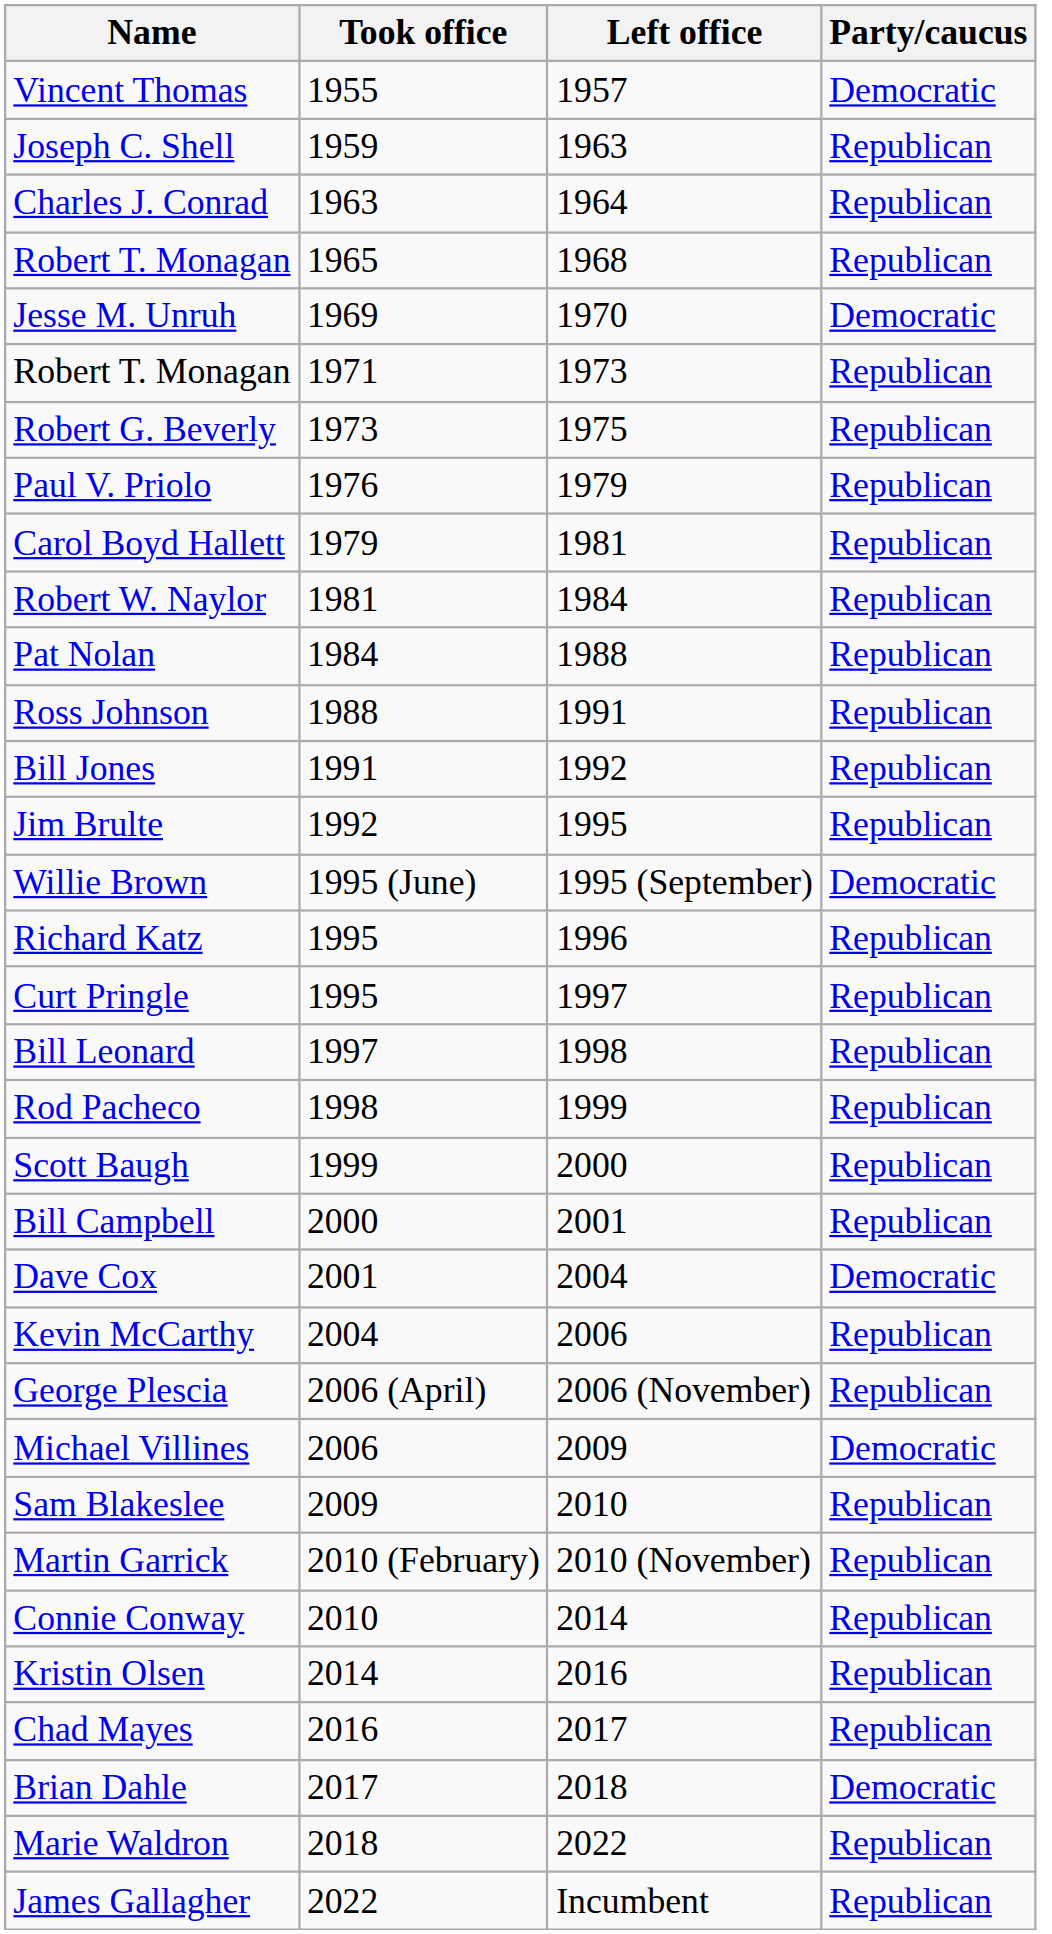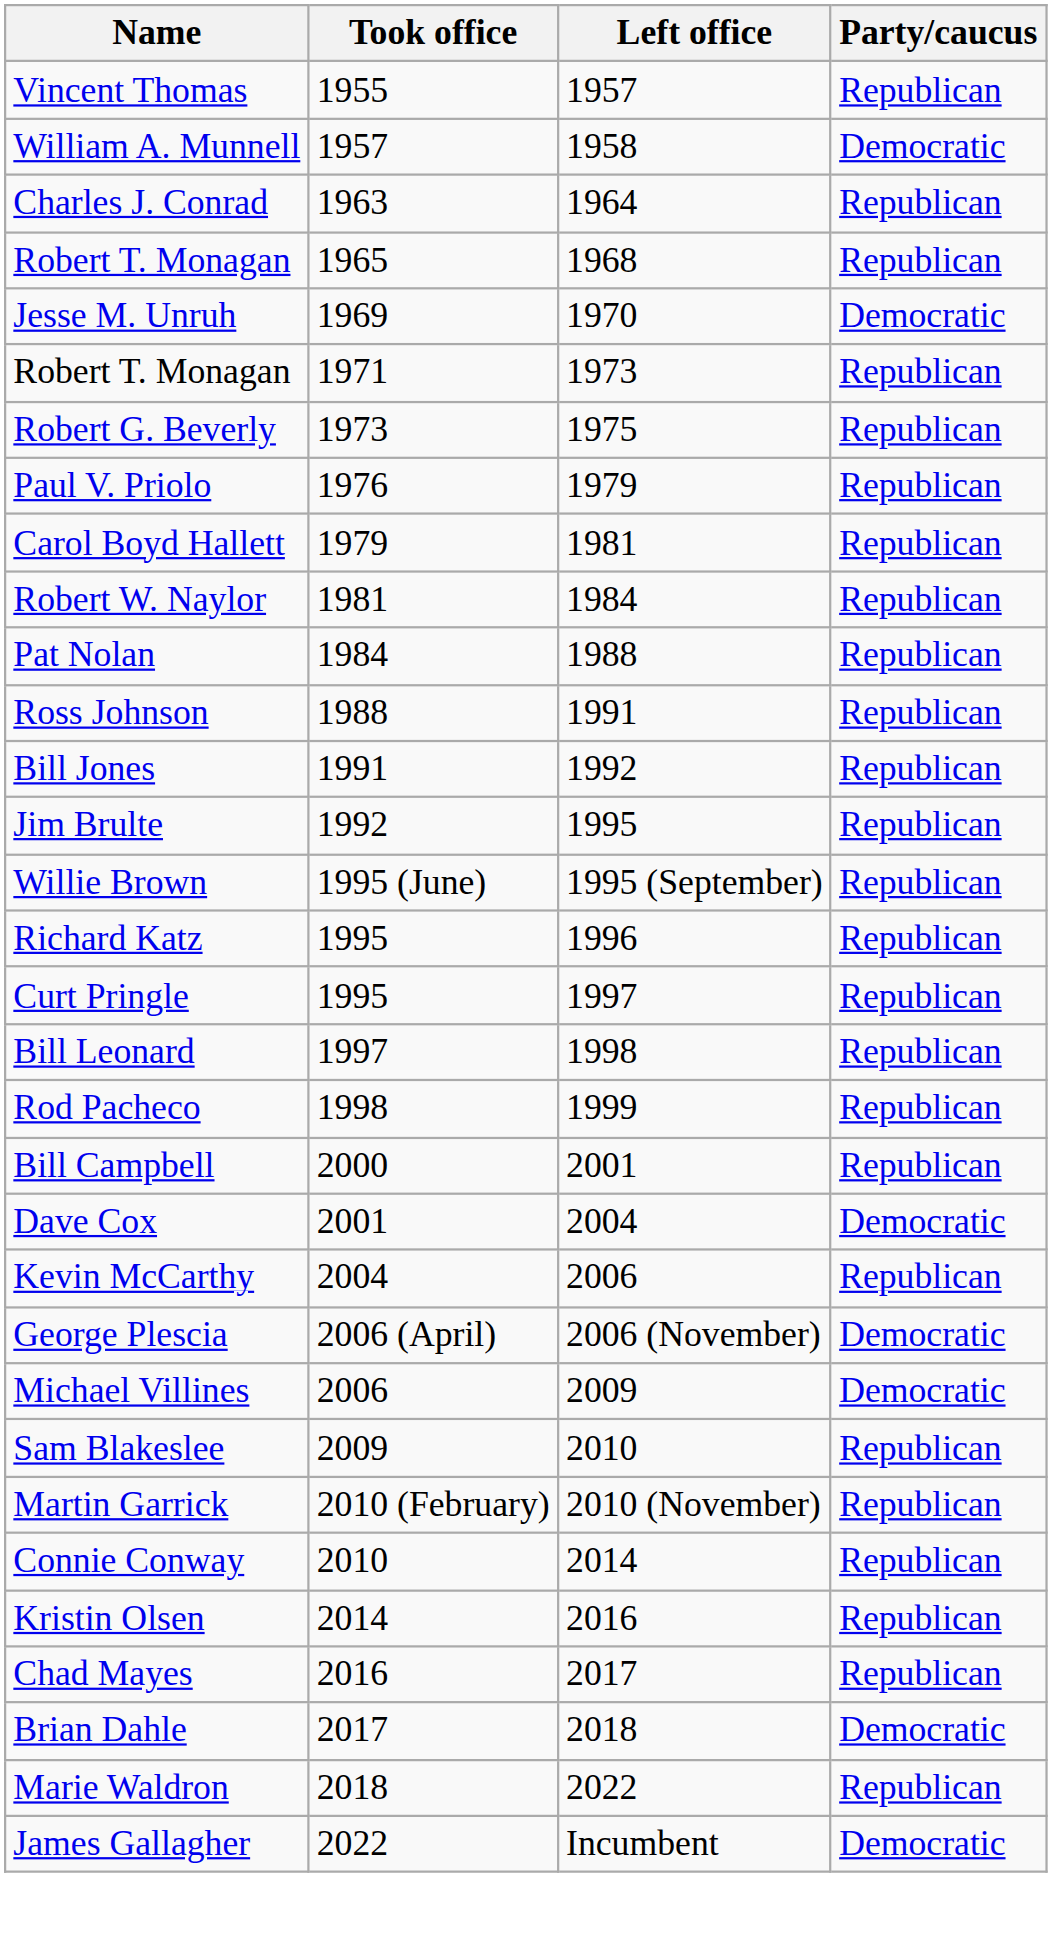(913, 89) Democratic -> (920, 89) Republican
+ row: (157, 145)
- row: (124, 145)
(913, 881) Democratic -> (920, 881) Republican
- row: (101, 1164)
(911, 1390) Republican -> (922, 1334) Democratic
(911, 1900) Republican -> (922, 1843) Democratic
